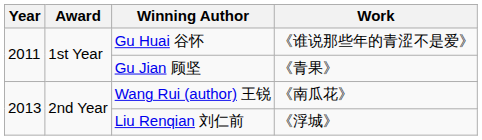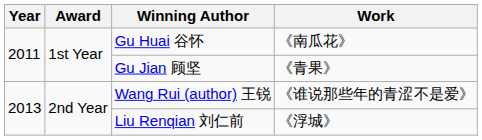(376, 41) 《谁说那些年的青涩不是爱》 -> (316, 41) 《南瓜花》
(316, 94) 《南瓜花》 -> (376, 94) 《谁说那些年的青涩不是爱》
